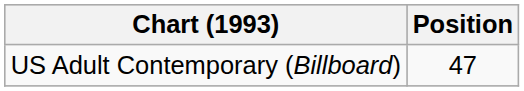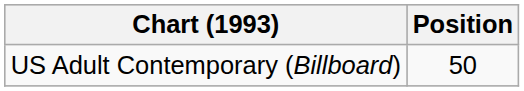(463, 65) 47 -> (463, 65) 50
